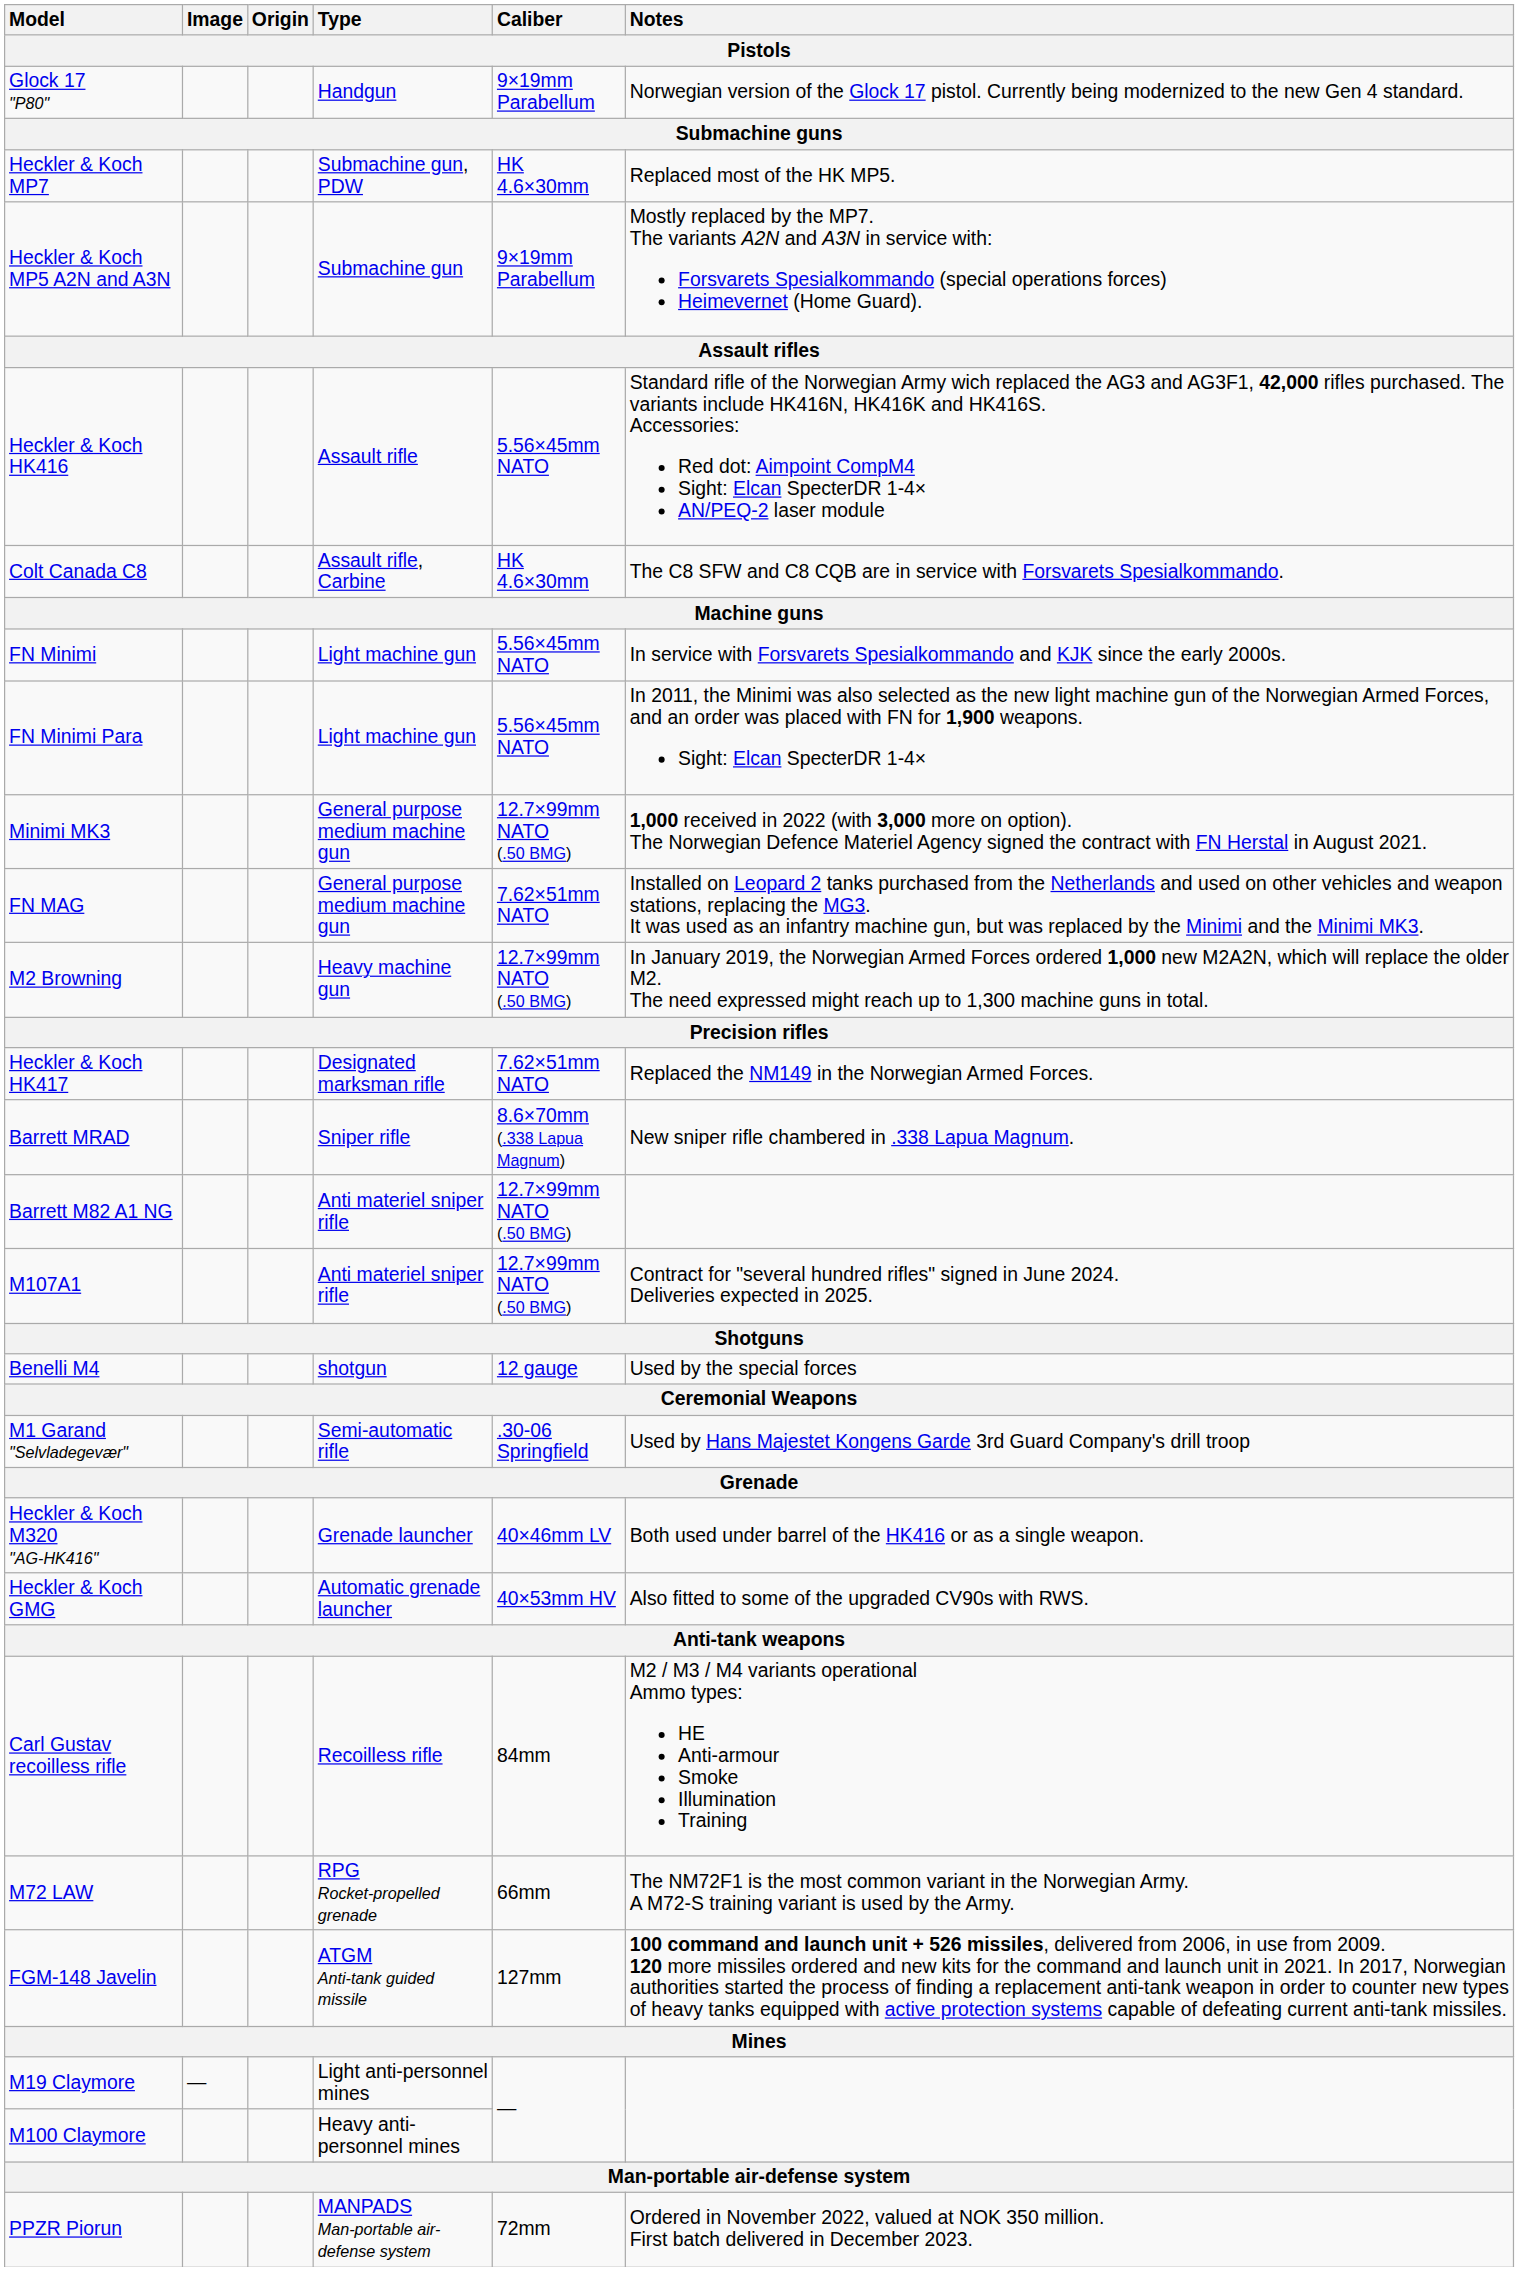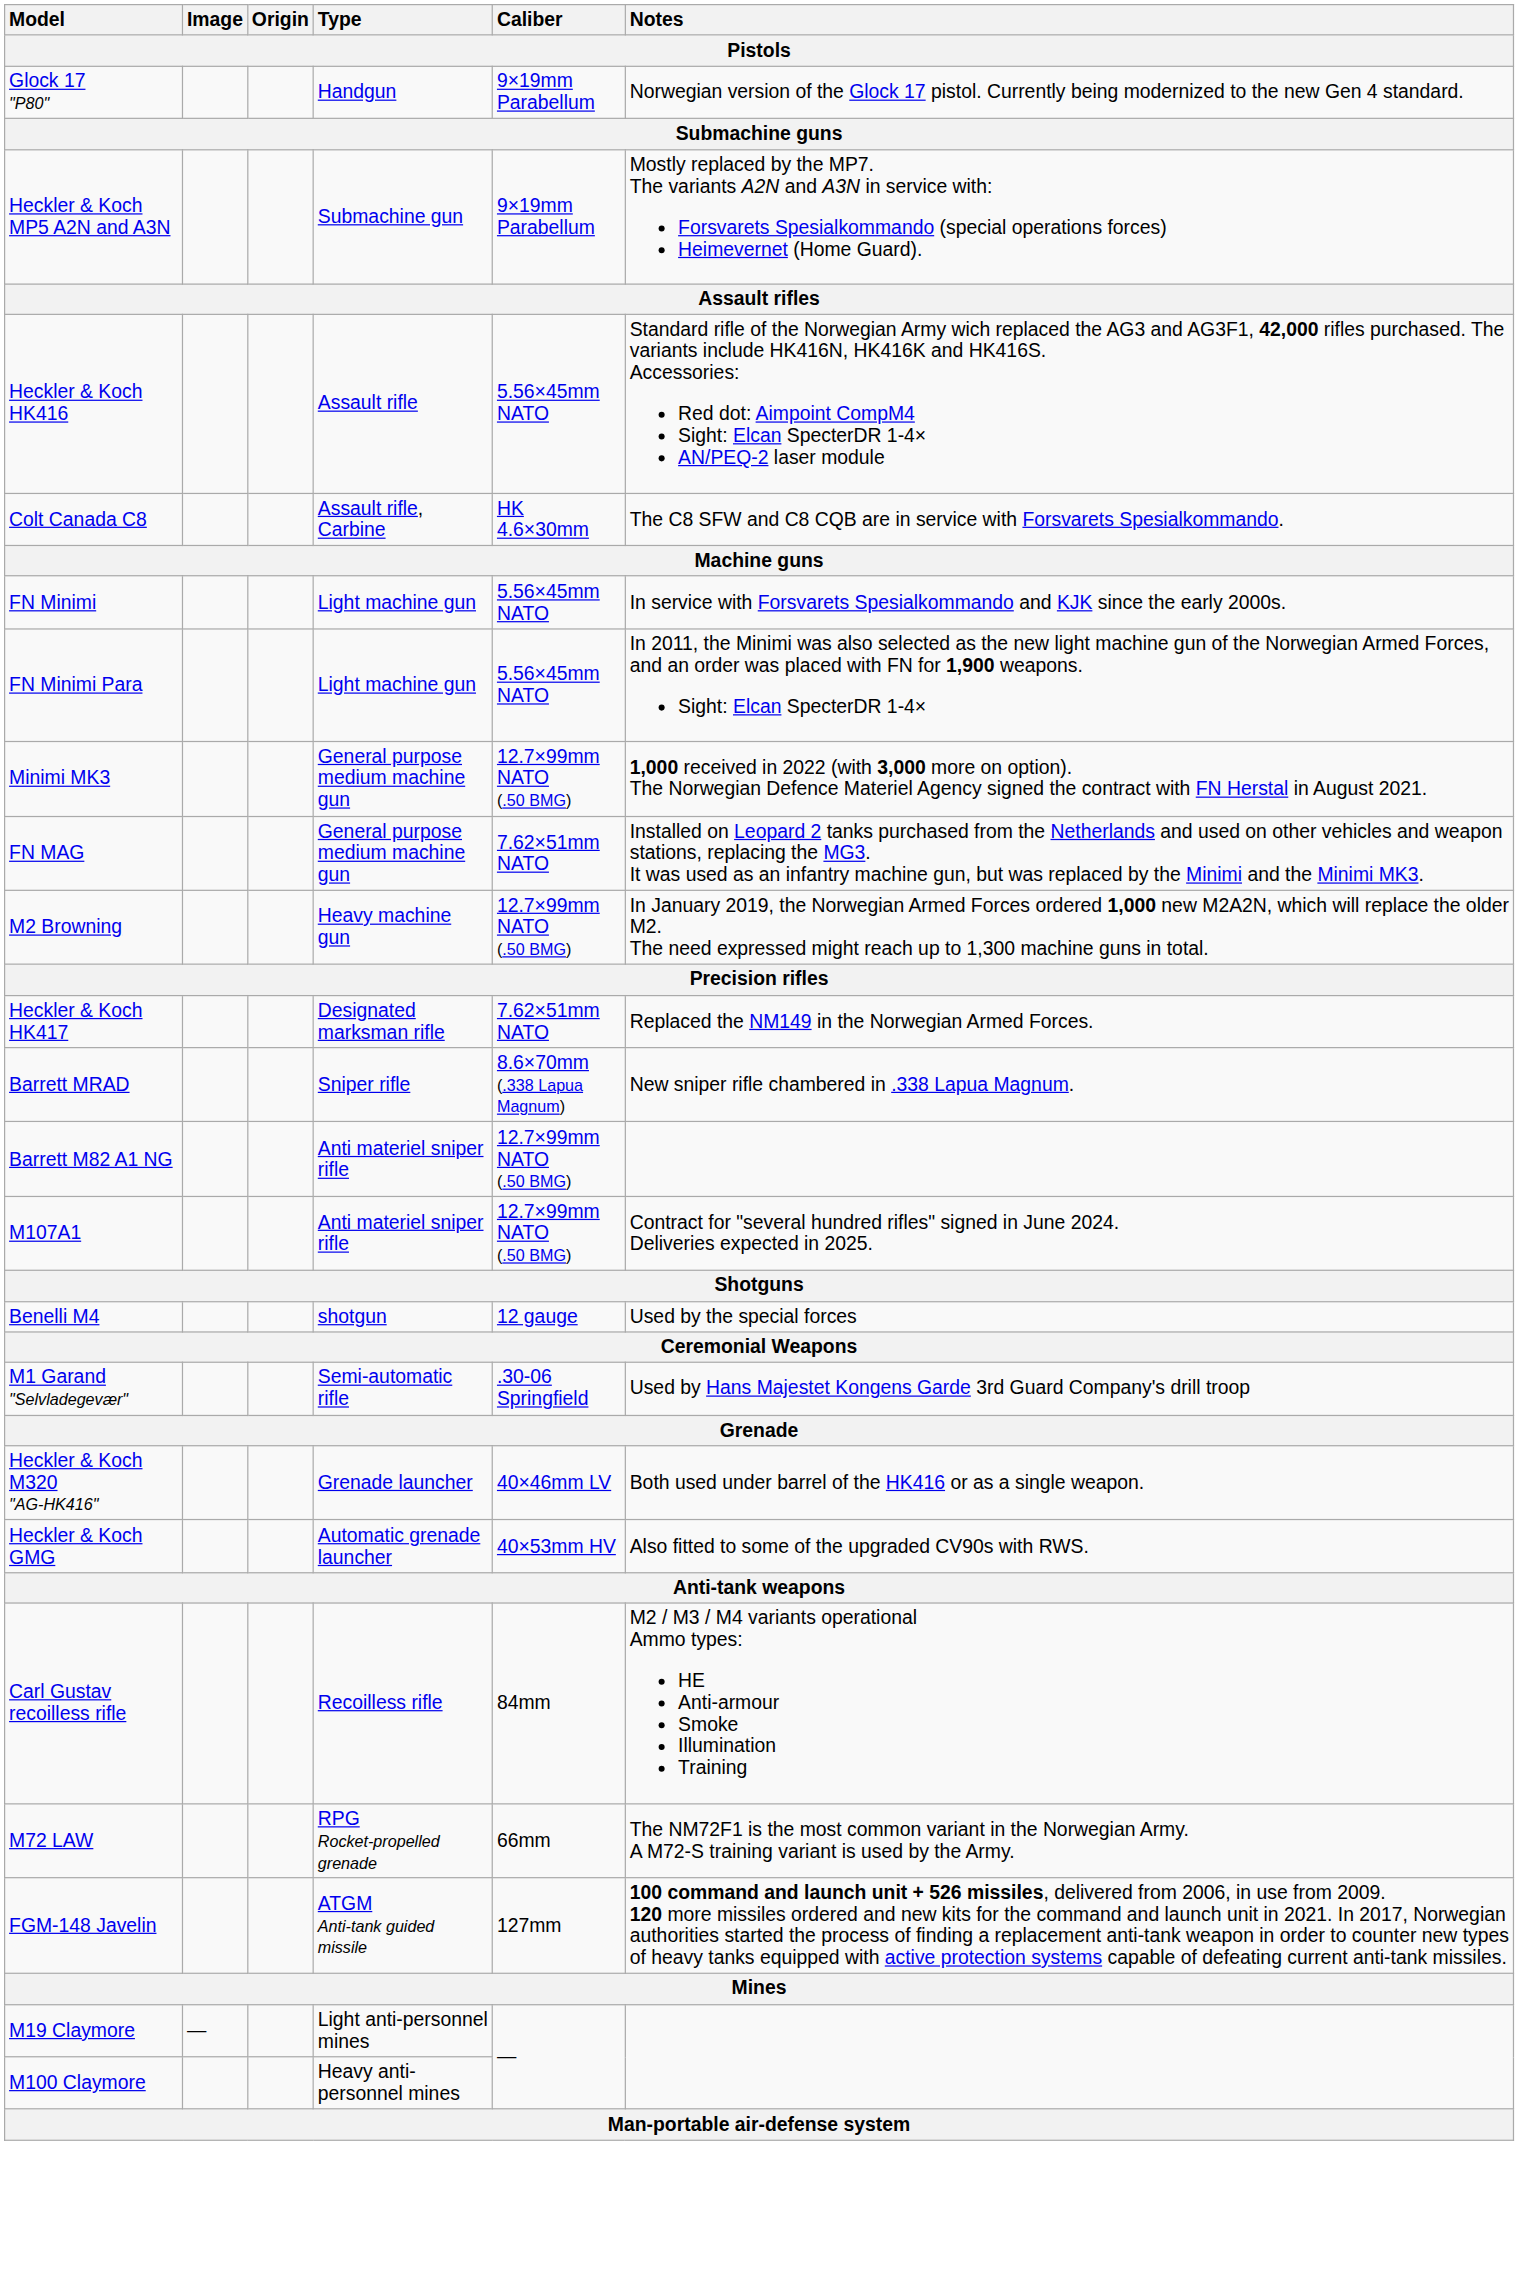- row: (76, 175)
- row: (66, 2229)
